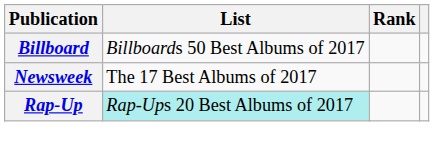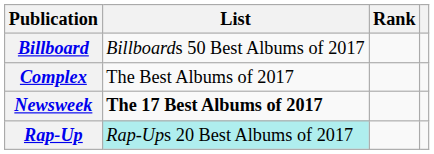+ row: (53, 76)
(211, 76) normal -> (215, 105) bold
